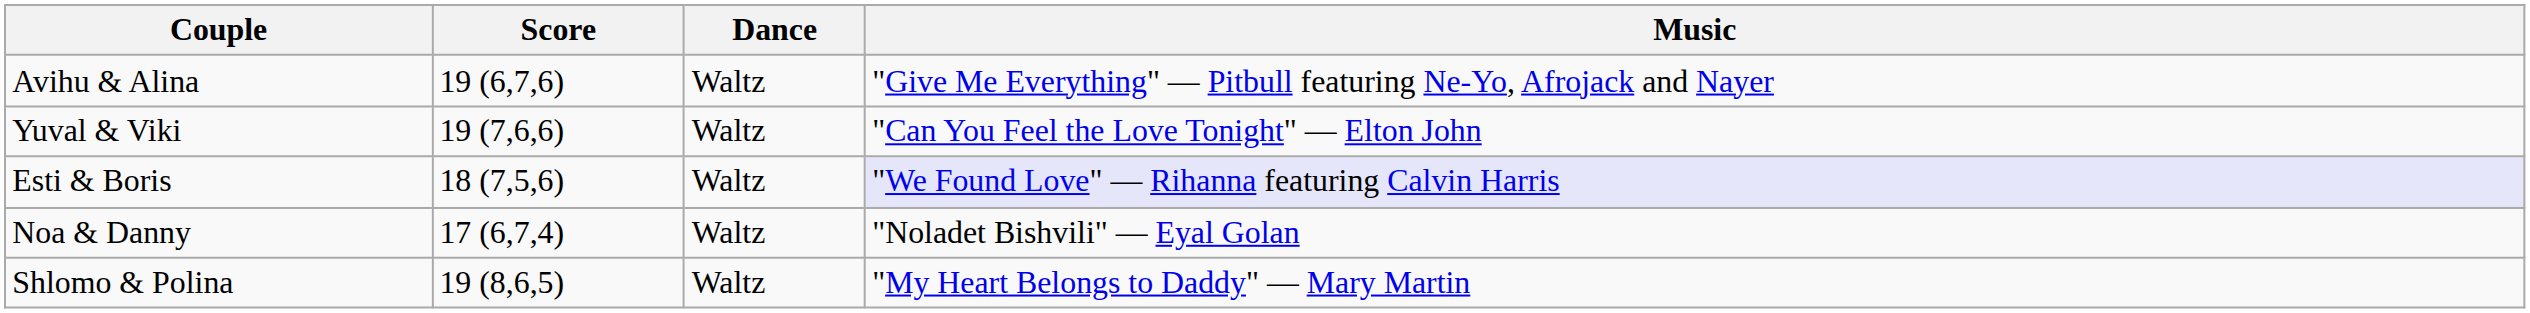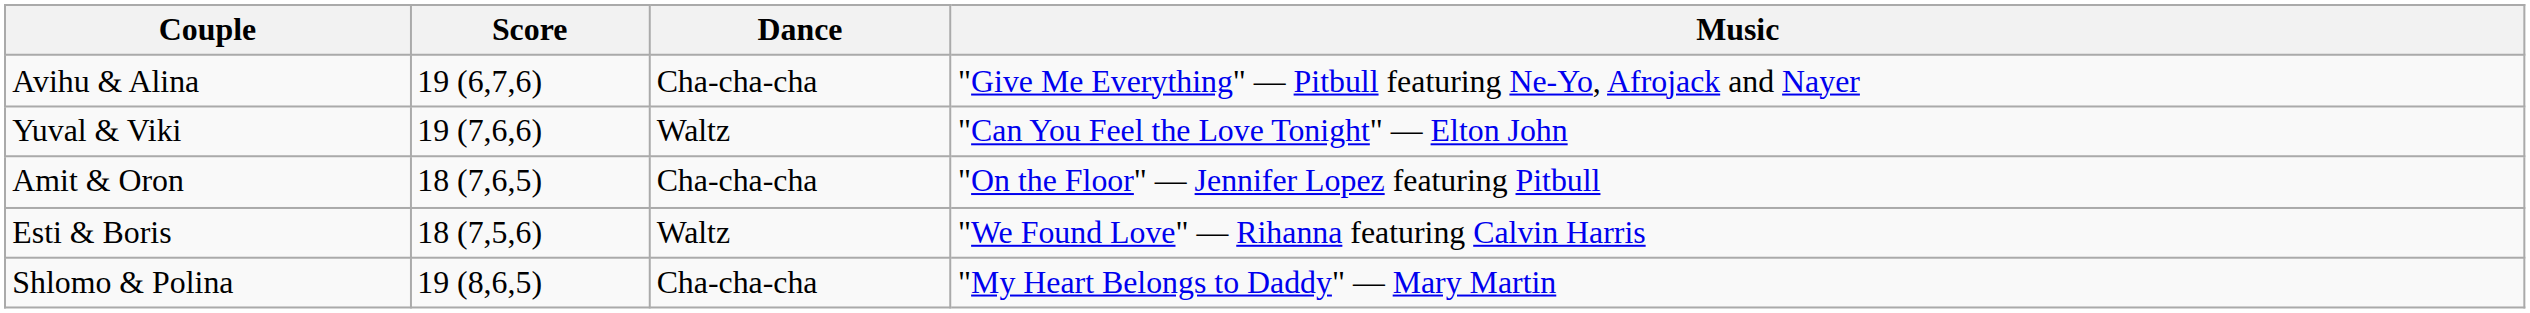(729, 80) Waltz -> (737, 80) Cha-cha-cha
+ row: (98, 181)
(1216, 181) lavender background -> (1302, 231) no background
- row: (102, 231)
(729, 282) Waltz -> (737, 282) Cha-cha-cha
